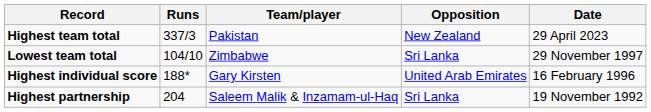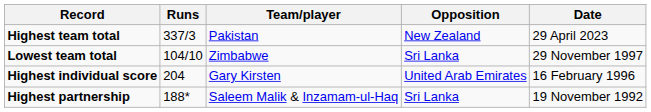(176, 76) 188* -> (174, 76) 204
(174, 96) 204 -> (176, 96) 188*
